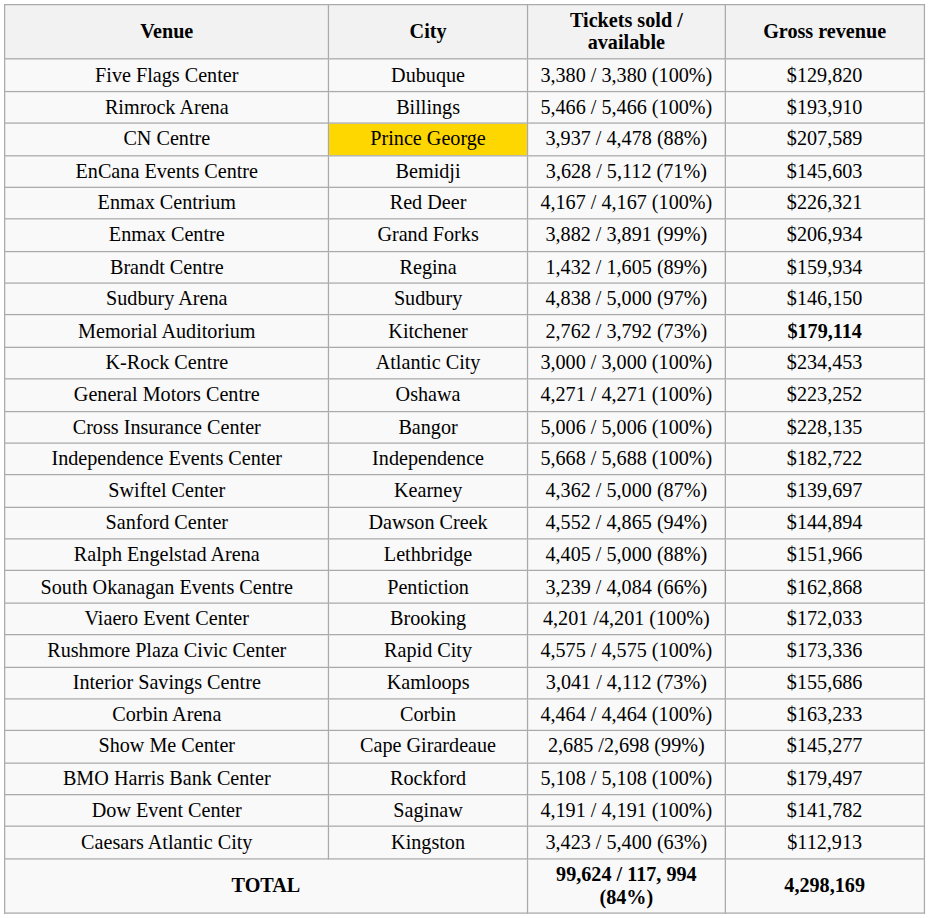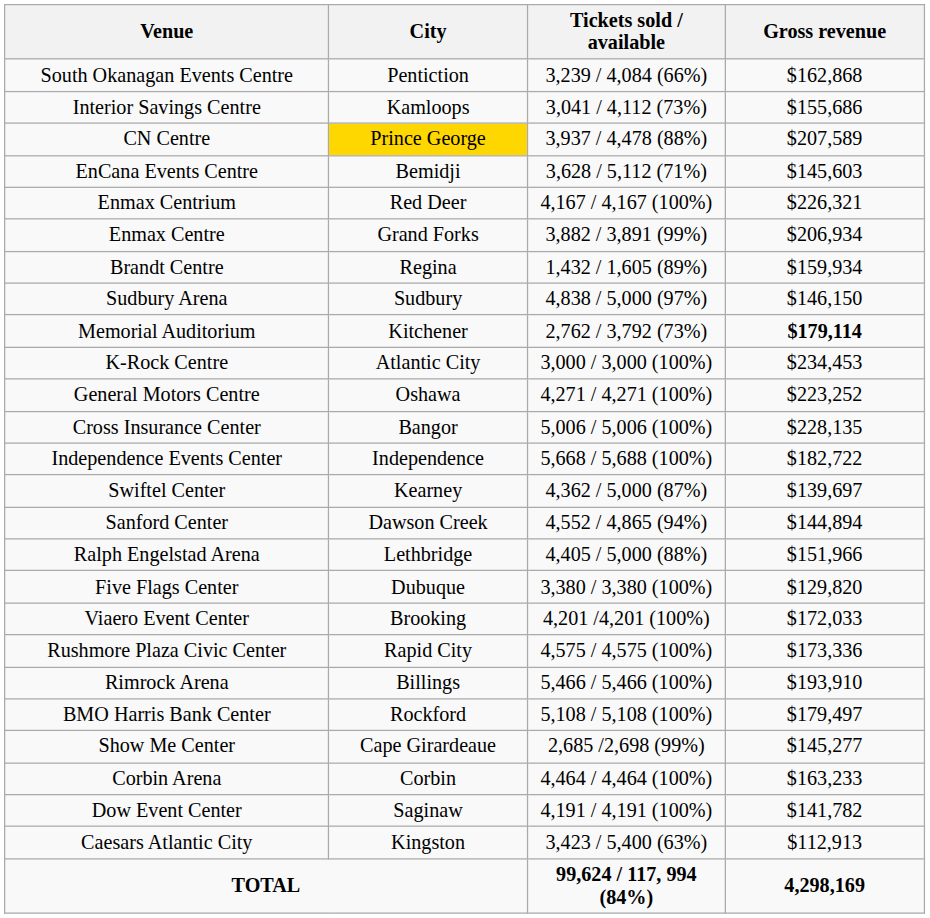rows swapped: (167, 586) <-> (167, 75)
rows swapped: (167, 682) <-> (167, 107)
rows swapped: (167, 778) <-> (167, 714)
